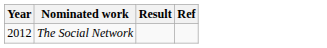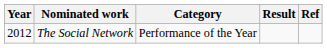+ column: (198, 14)
